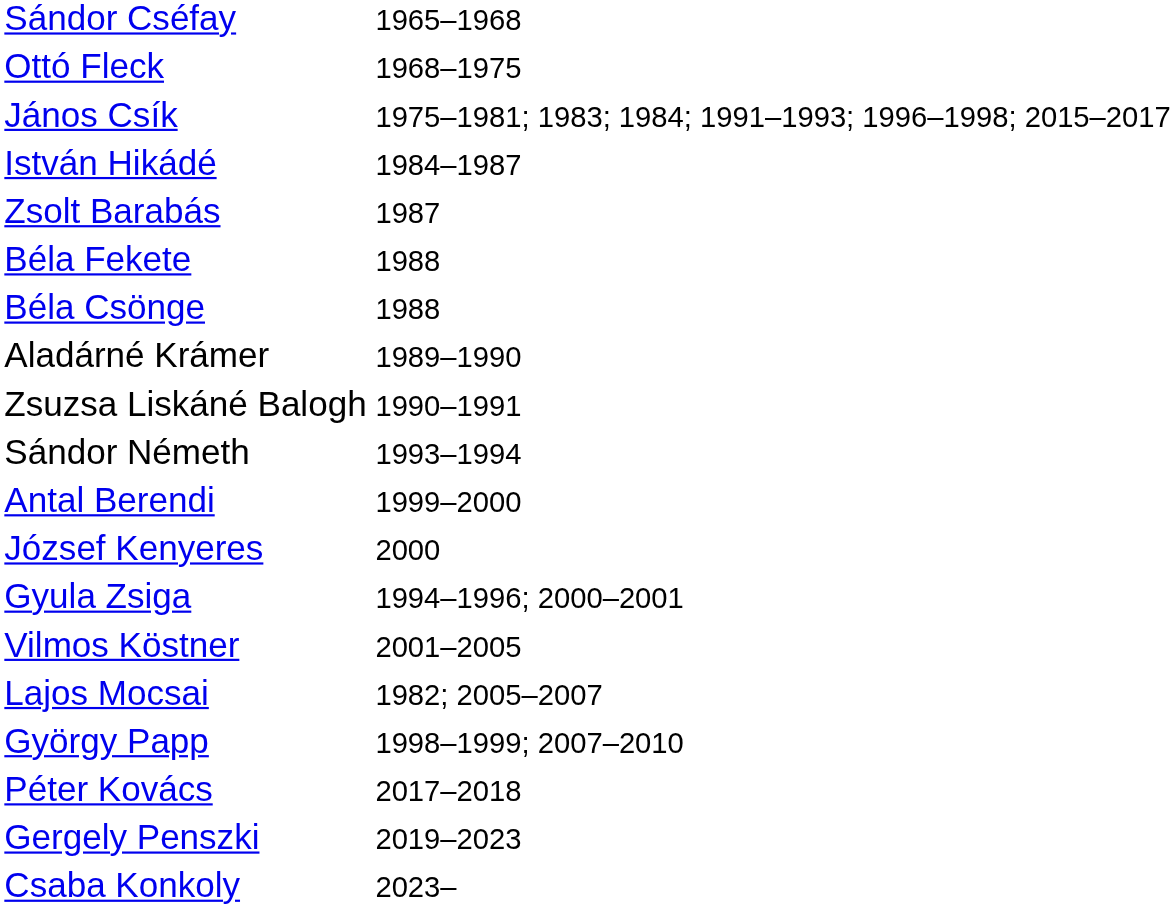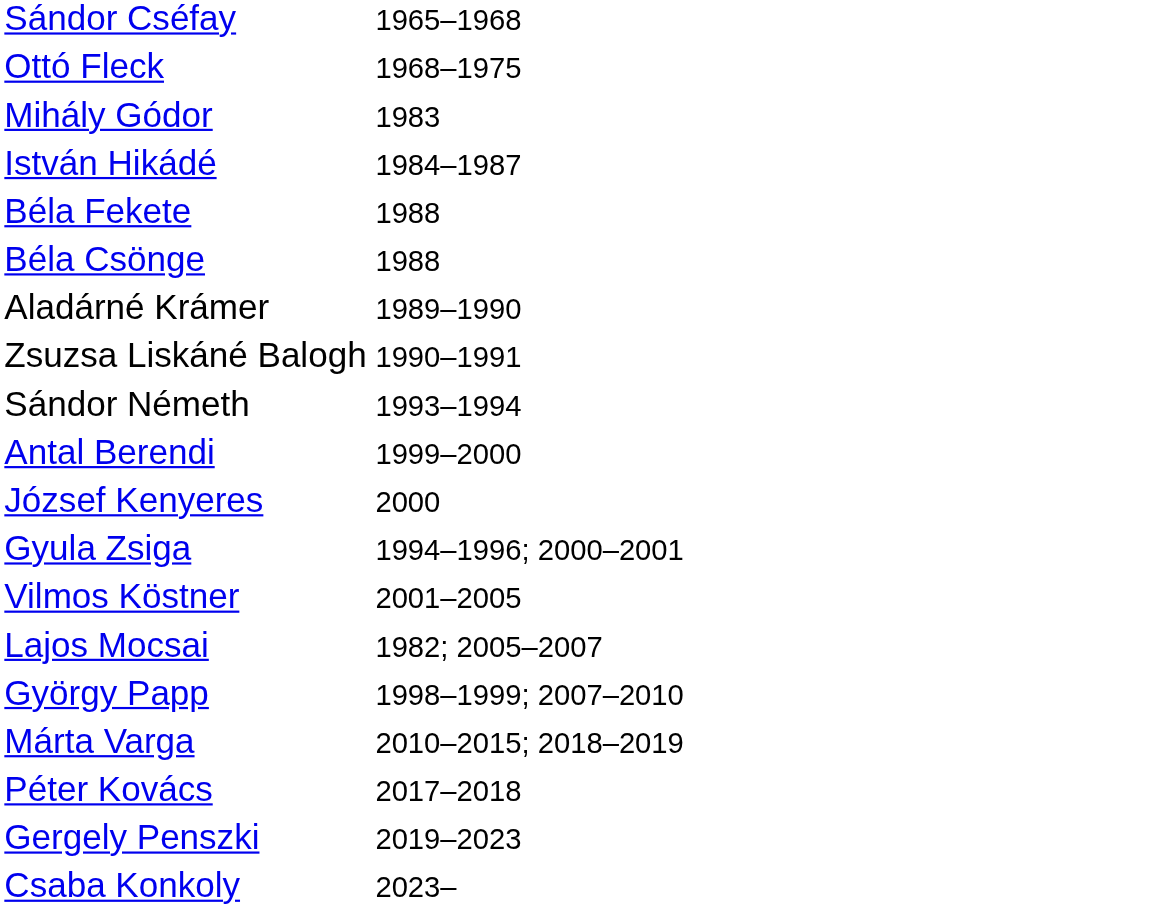- row: (91, 115)
+ row: (109, 115)
- row: (112, 211)
+ row: (99, 741)
